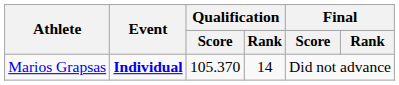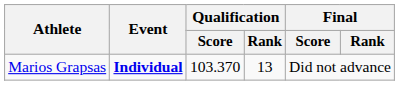(215, 67) 105.370 -> (215, 67) 103.370
(265, 67) 14 -> (265, 67) 13
